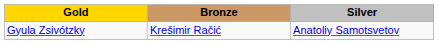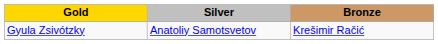columns swapped: (362, 13) <-> (219, 13)
